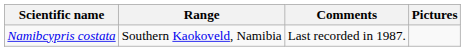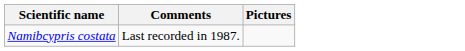- column: (202, 14)
